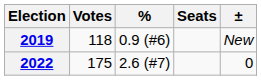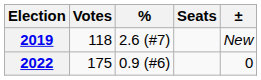(145, 39) 0.9 (#6) -> (145, 39) 2.6 (#7)
(145, 63) 2.6 (#7) -> (145, 63) 0.9 (#6)
